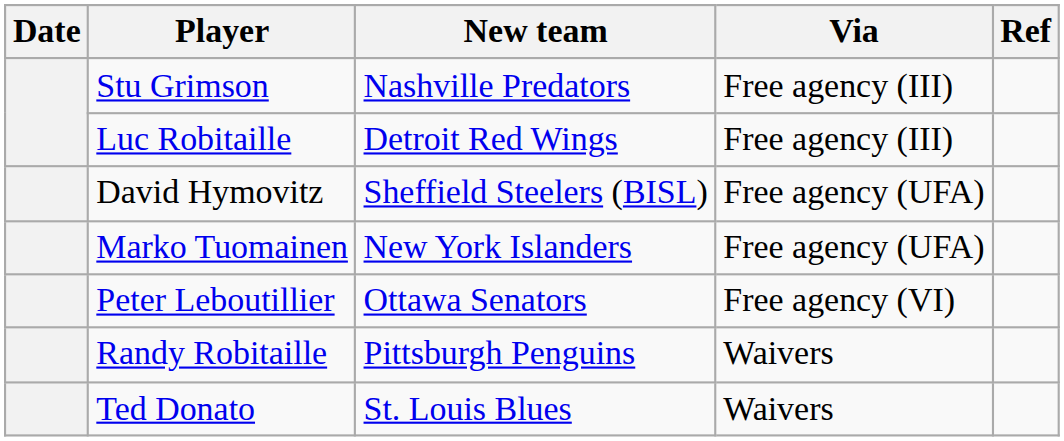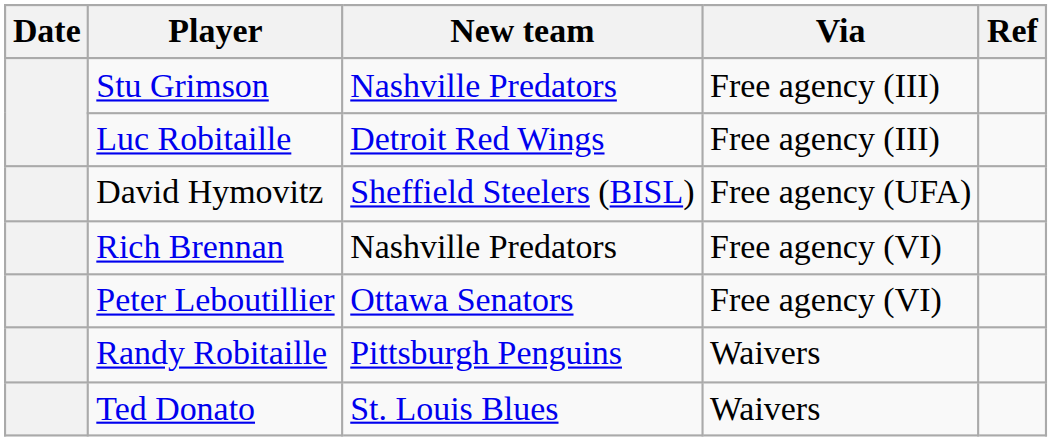- row: (222, 246)
+ row: (190, 246)
